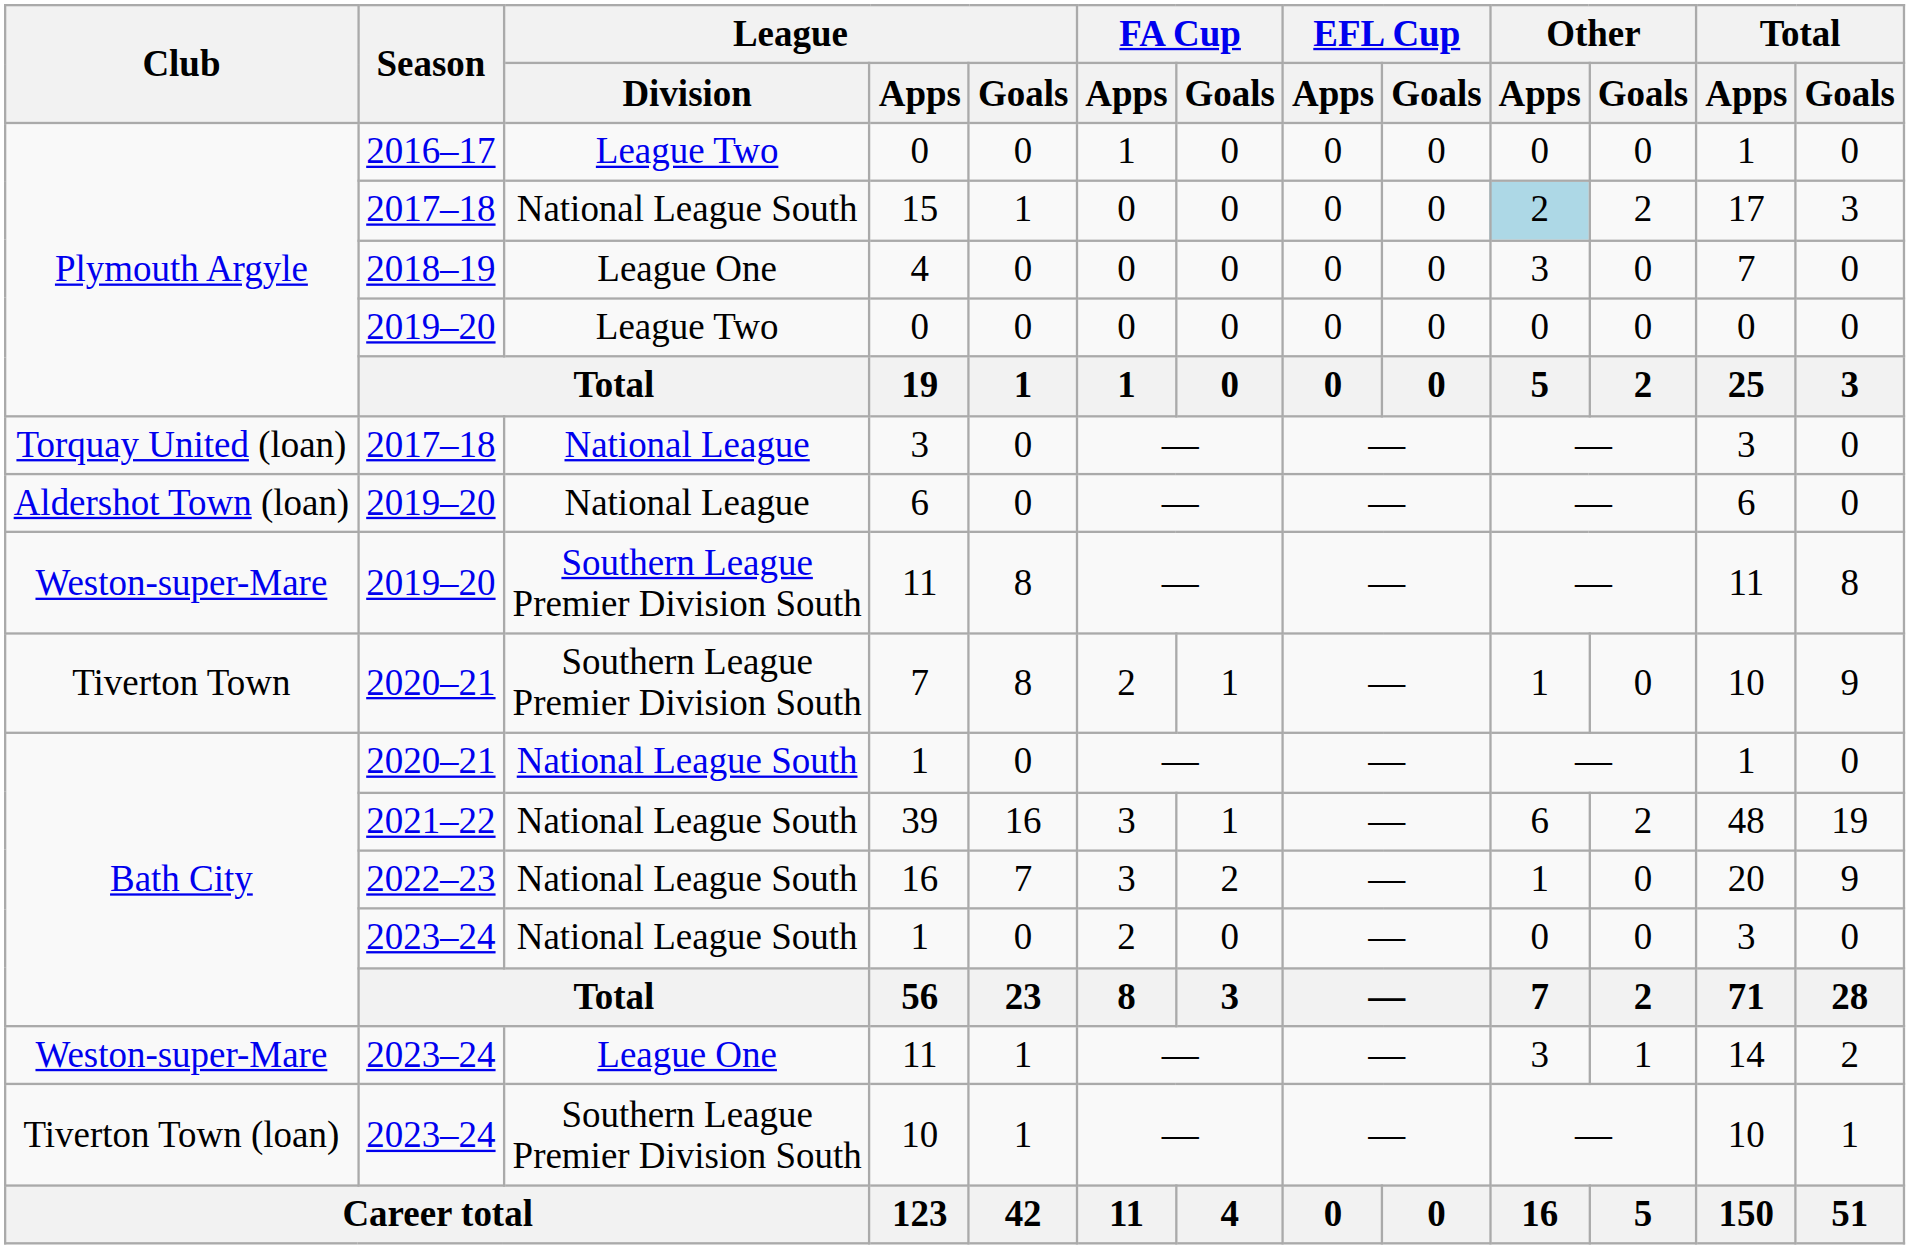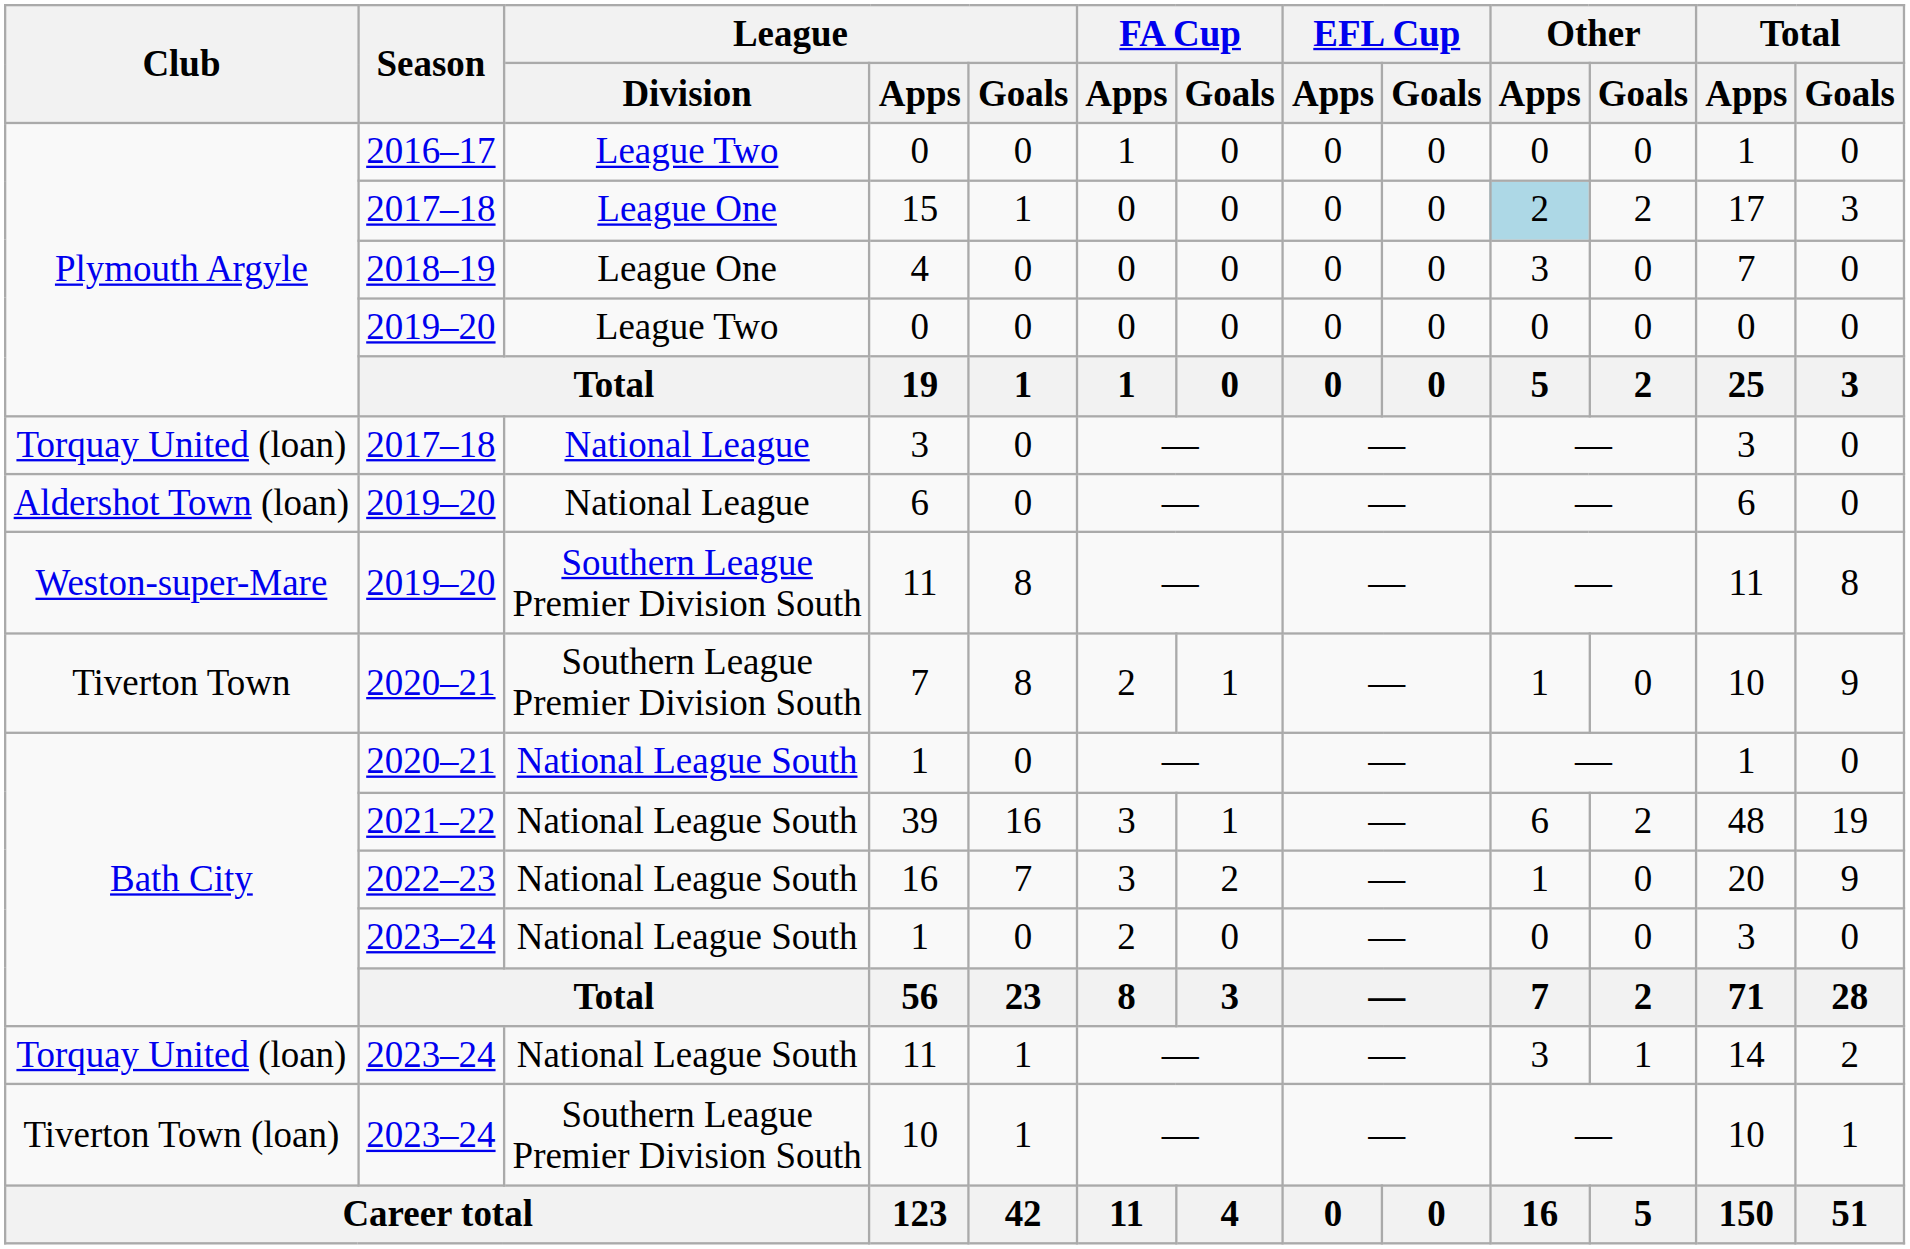(687, 209) National League South -> (687, 209) League One
(181, 1054) Weston-super-Mare -> (181, 1054) Torquay United (loan)
(687, 1054) League One -> (687, 1054) National League South
